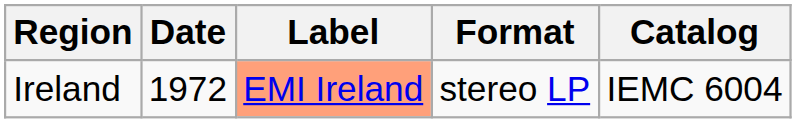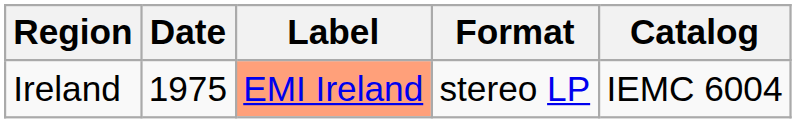(188, 88) 1972 -> (188, 88) 1975
